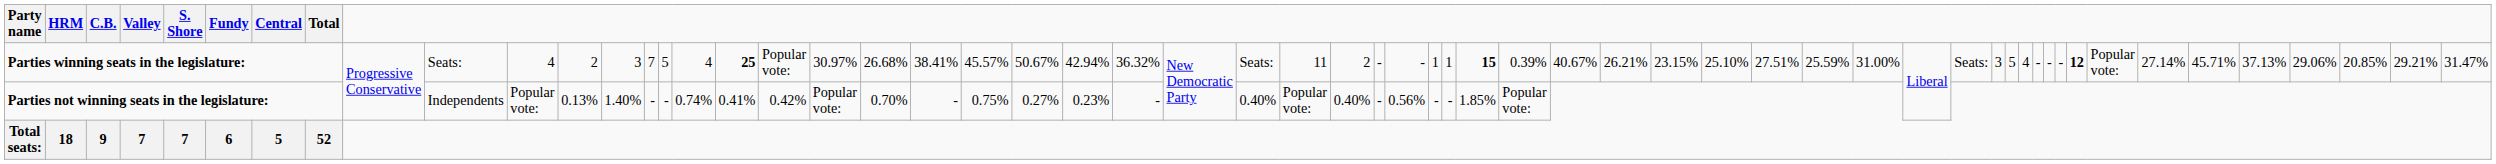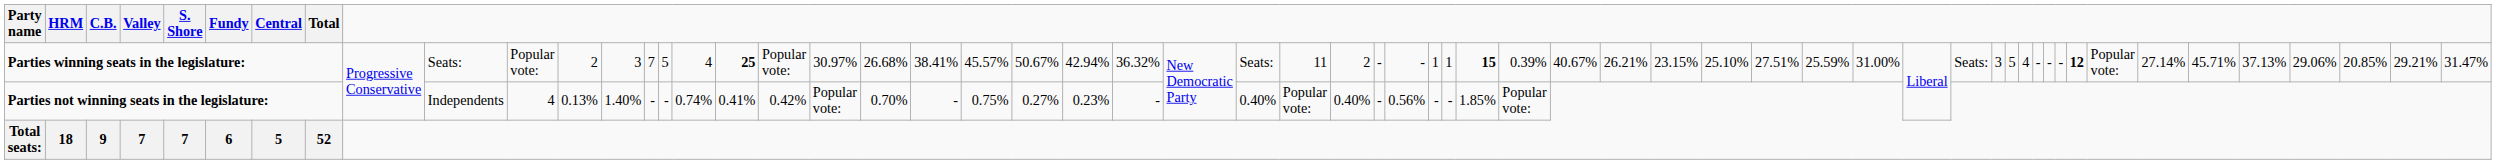(551, 62) 4 -> (532, 62) Popular vote:
(532, 101) Popular vote: -> (551, 101) 4
